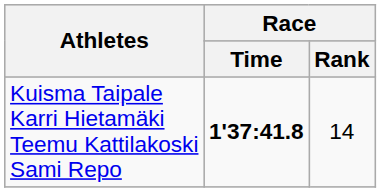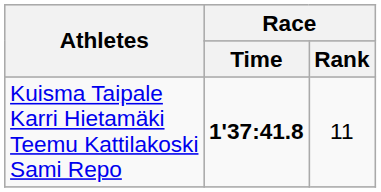(342, 132) 14 -> (342, 132) 11
